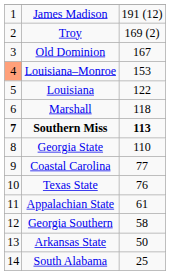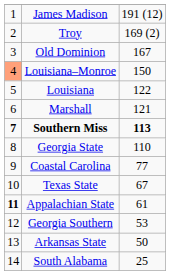(142, 71) 153 -> (142, 71) 150
(142, 109) 118 -> (142, 109) 121
(142, 185) 76 -> (142, 185) 67
(13, 204) normal -> (13, 204) bold
(142, 223) 58 -> (142, 223) 53
